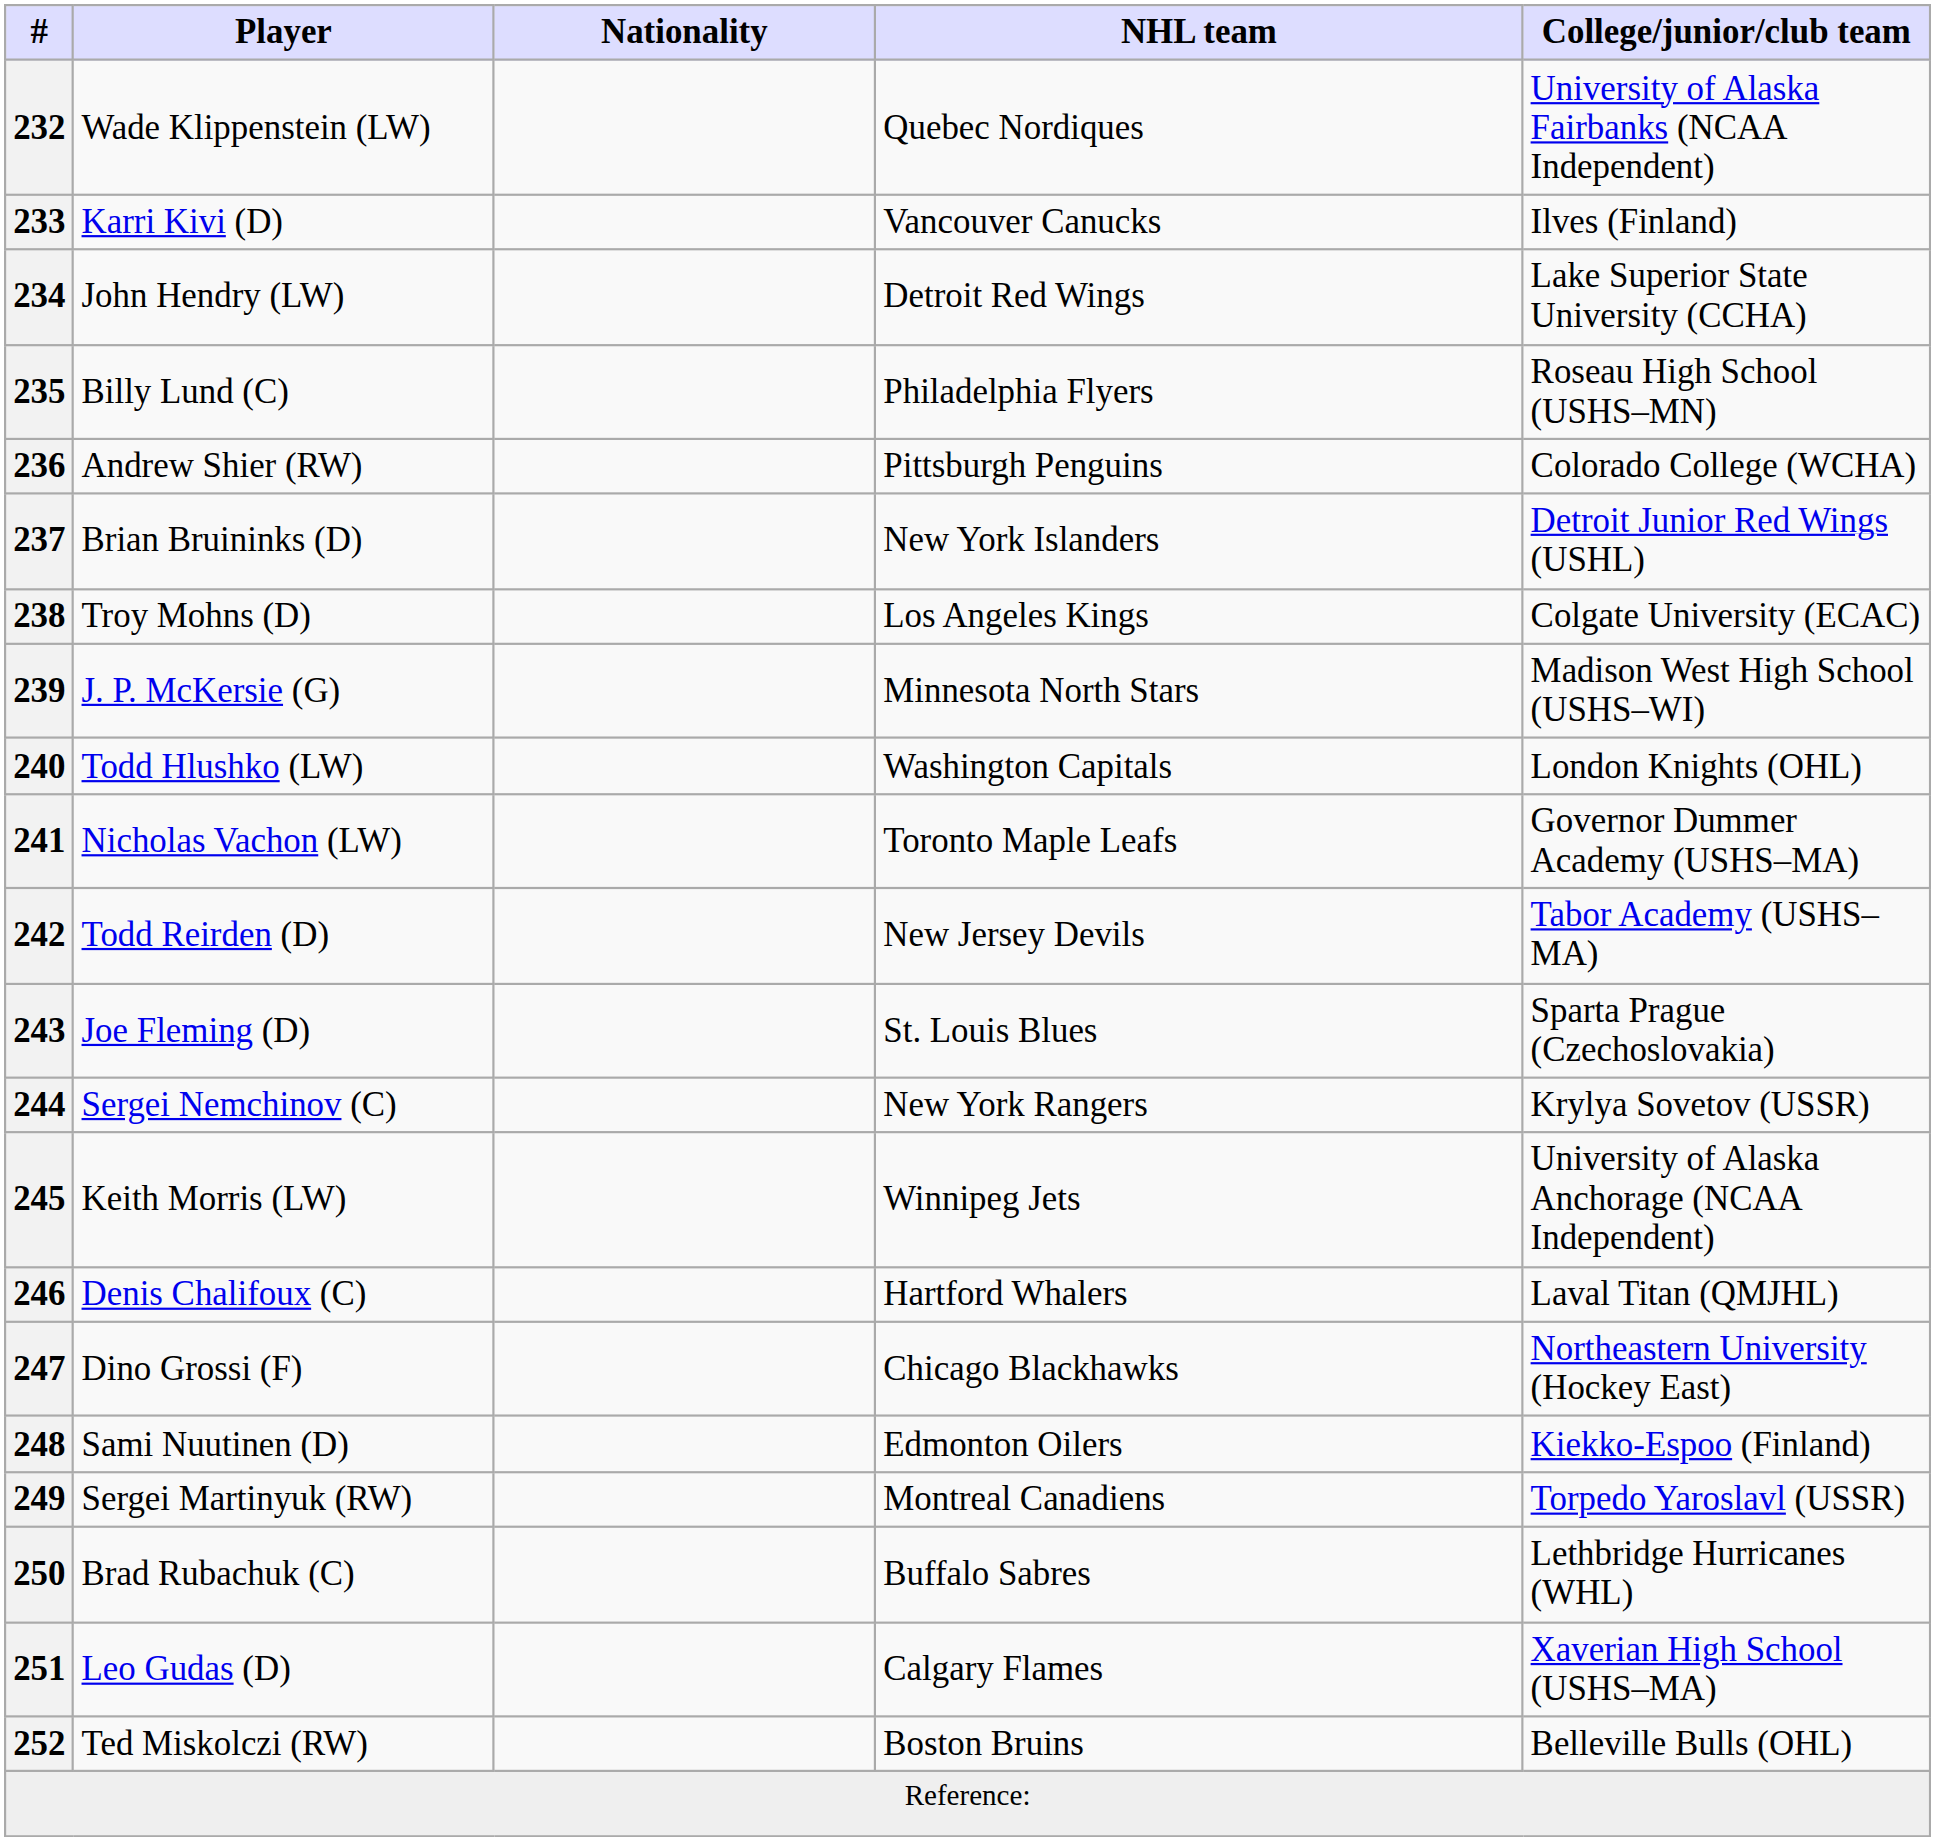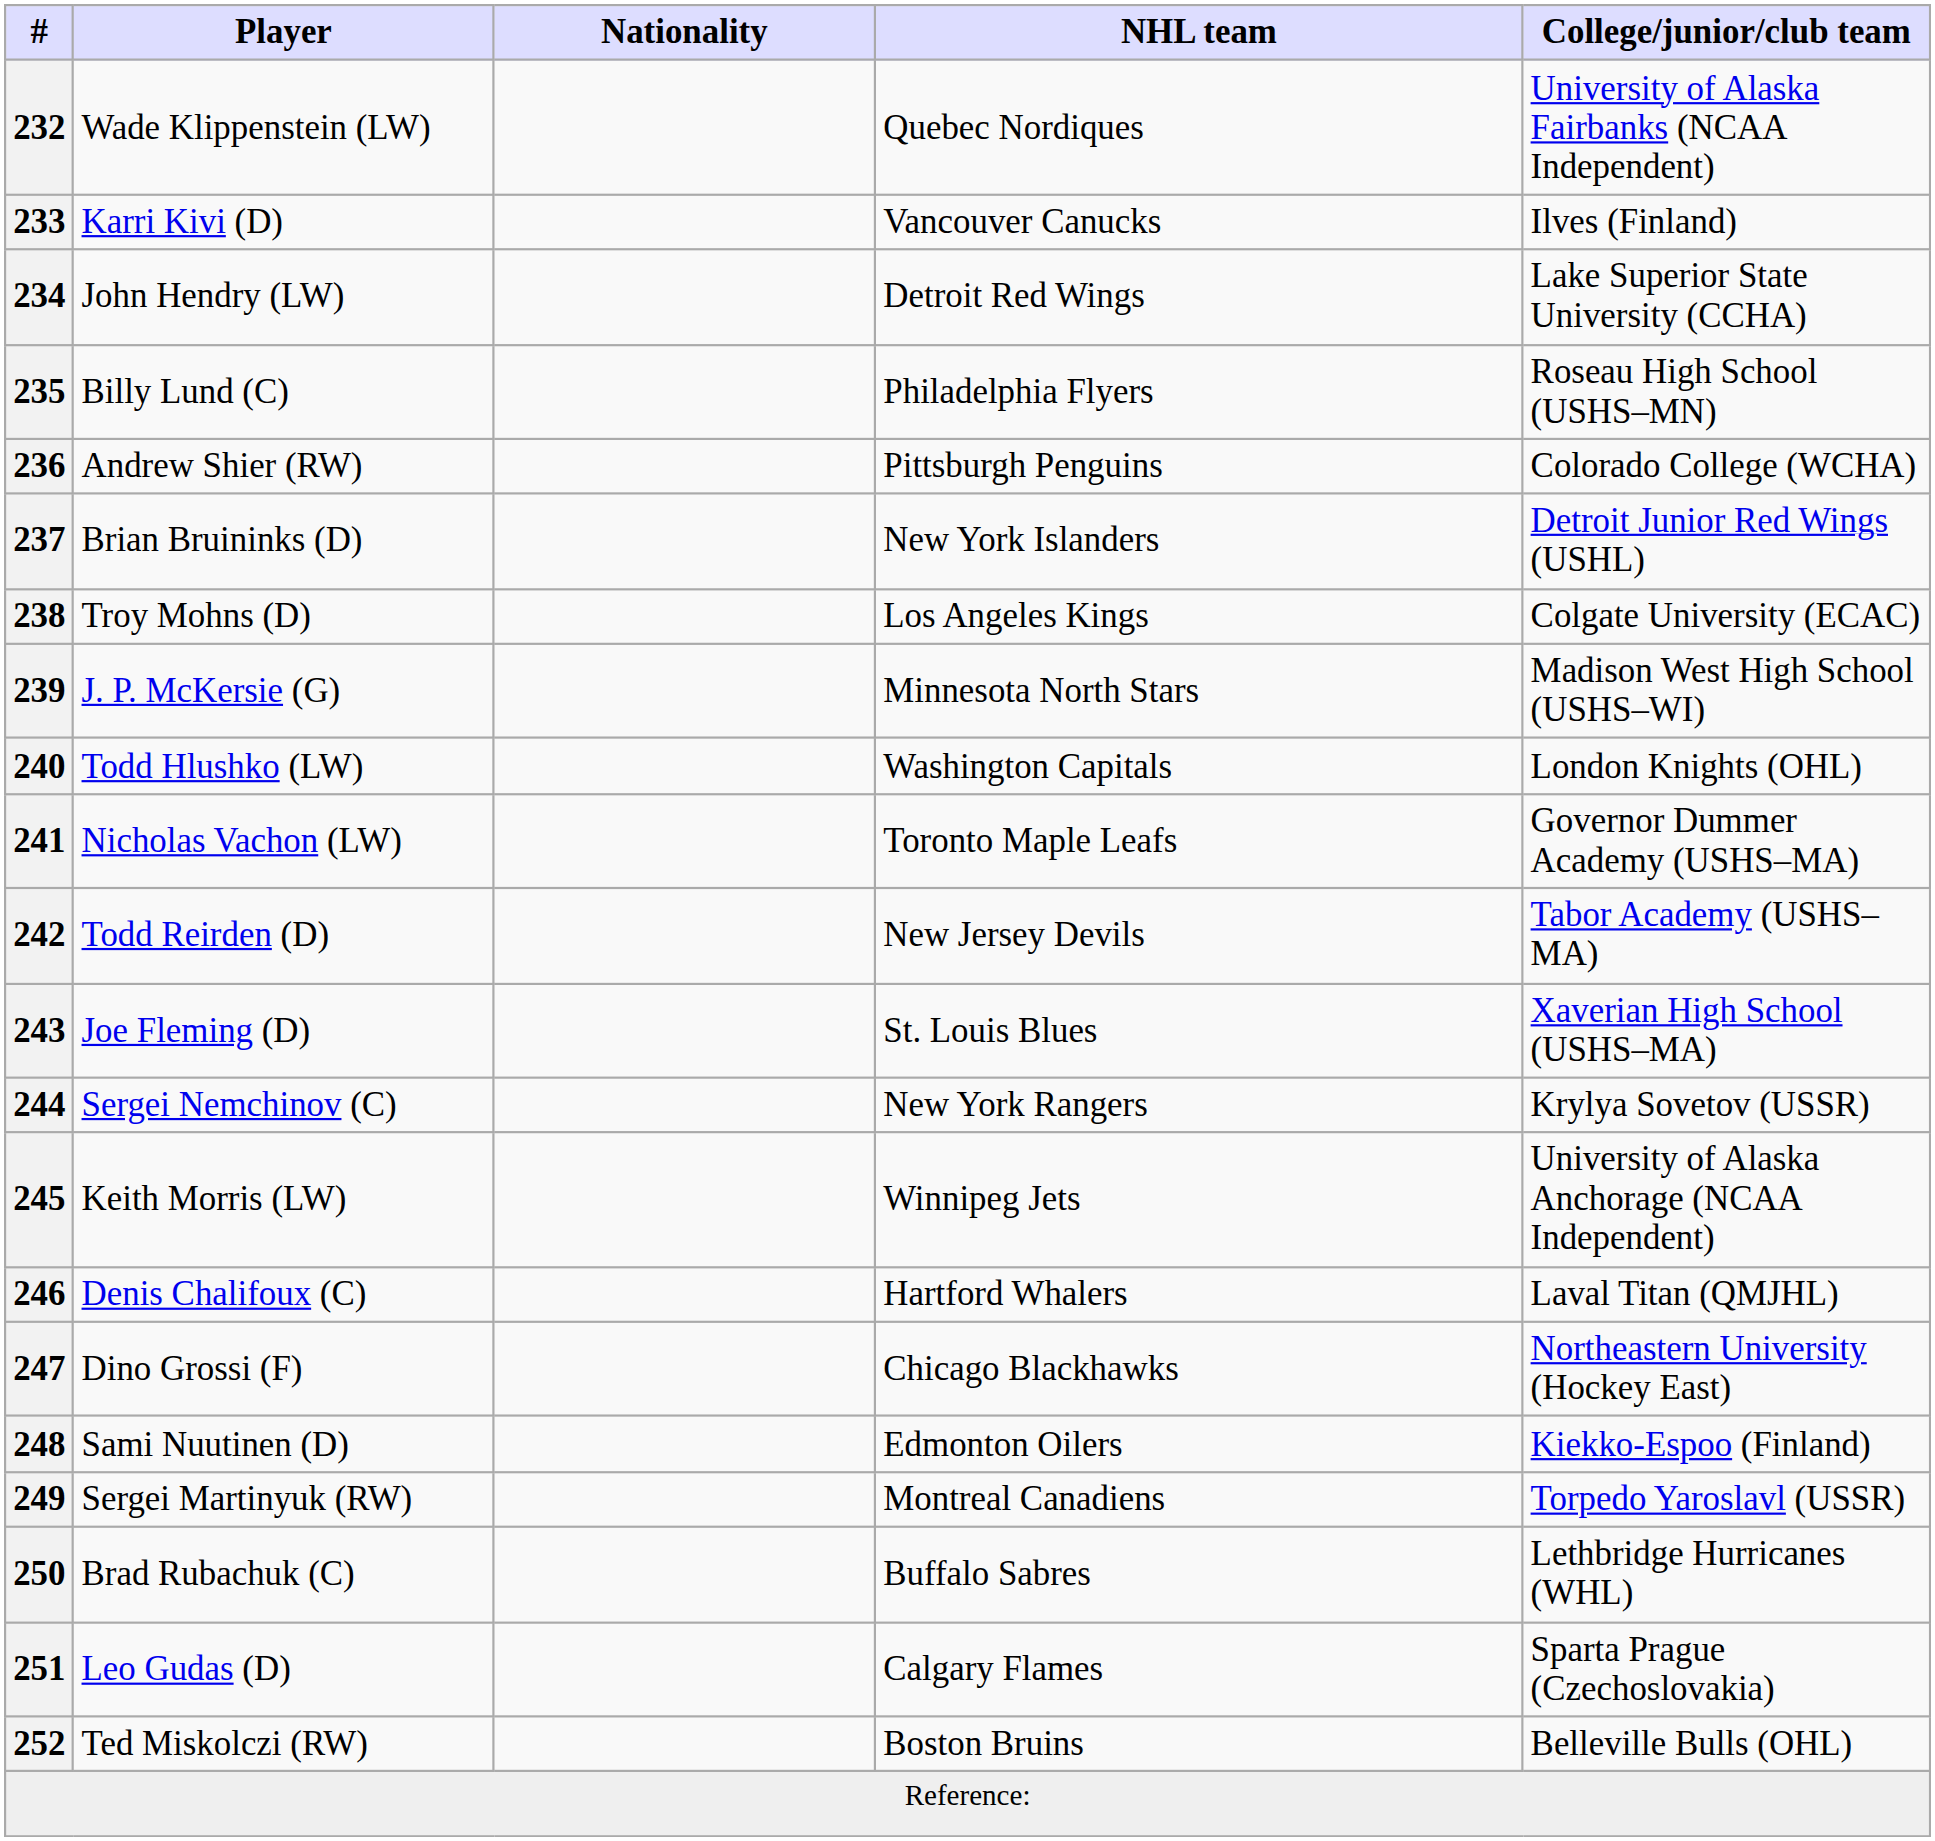(1653, 1029) Sparta Prague (Czechoslovakia) -> (1687, 1029) Xaverian High School (USHS–MA)
(1687, 1668) Xaverian High School (USHS–MA) -> (1653, 1668) Sparta Prague (Czechoslovakia)
